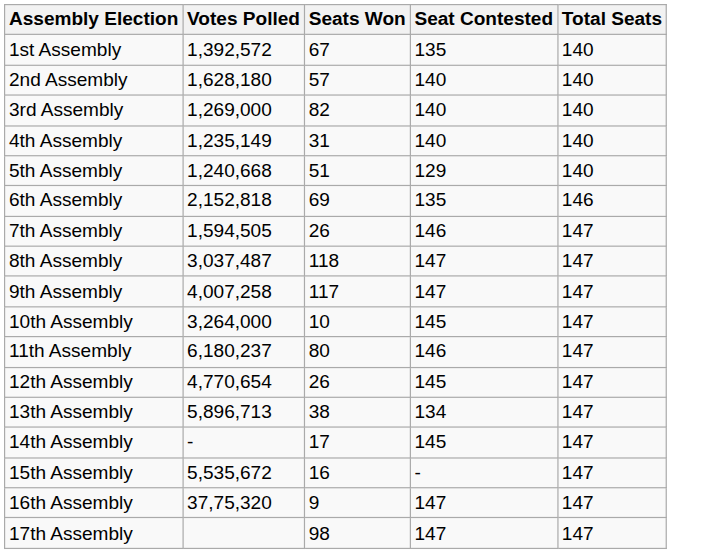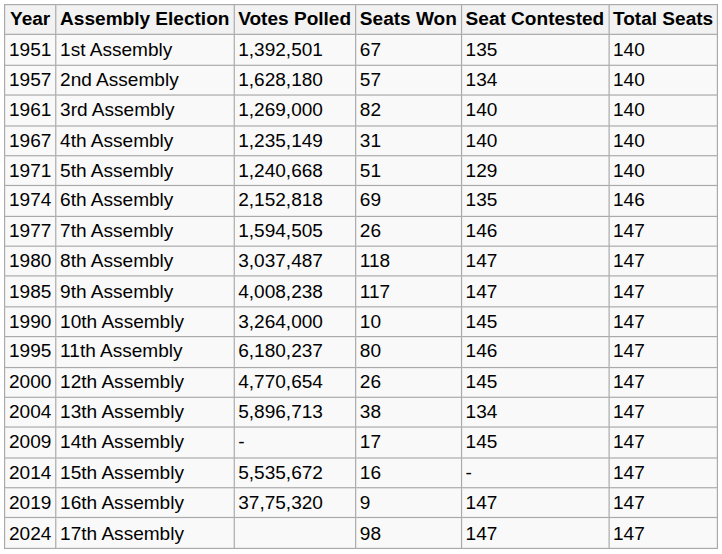+ column: (30, 19)
(229, 49) 1,392,572 -> (281, 49) 1,392,501
(430, 79) 140 -> (481, 79) 134
(229, 291) 4,007,258 -> (281, 291) 4,008,238
